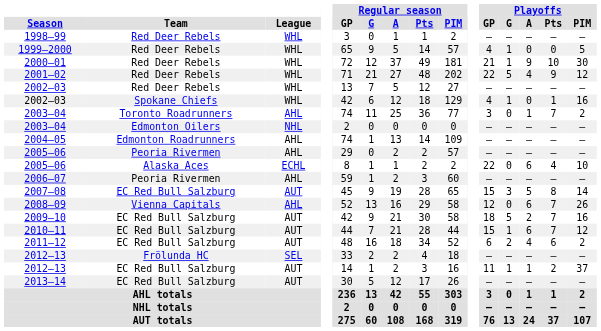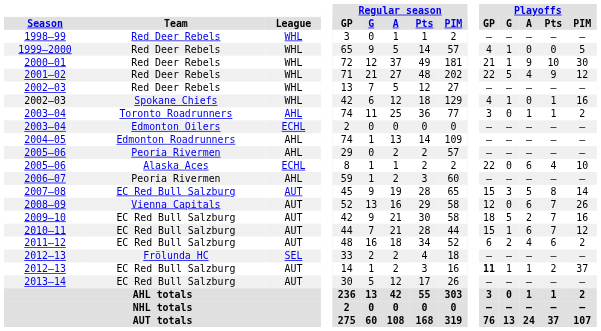(553, 114) 7 -> (553, 114) 1
(293, 127) NHL -> (293, 127) ECHL
(293, 204) AHL -> (293, 204) AUT
(489, 269) normal -> (489, 269) bold
